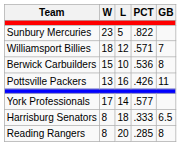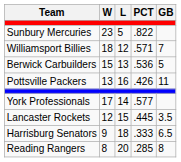(123, 65) 10 -> (123, 65) 13
(161, 65) 8 -> (161, 65) 5
+ row: (48, 118)
(104, 118) 8 -> (104, 134) 9
